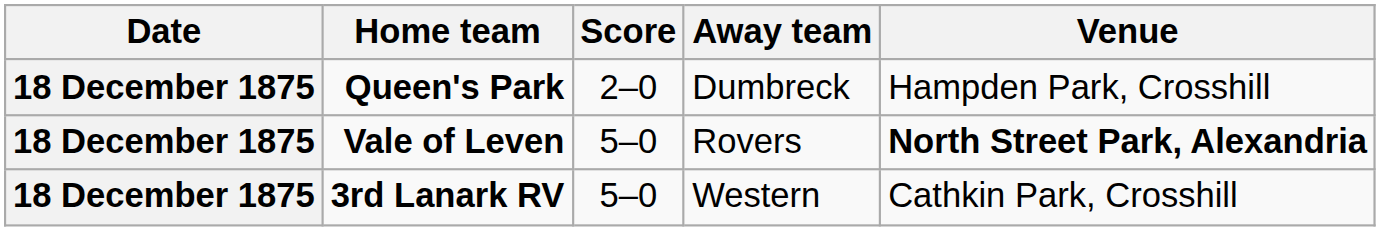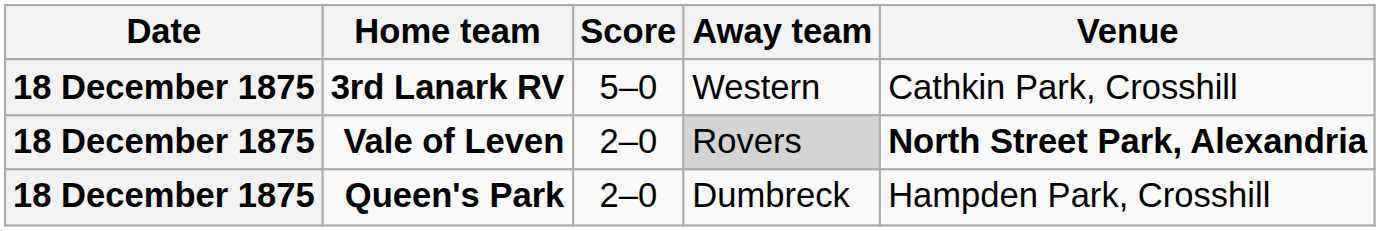rows swapped: (455, 86) <-> (447, 196)
(628, 141) 5–0 -> (628, 141) 2–0
(747, 141) no background -> (747, 141) lightgrey background
